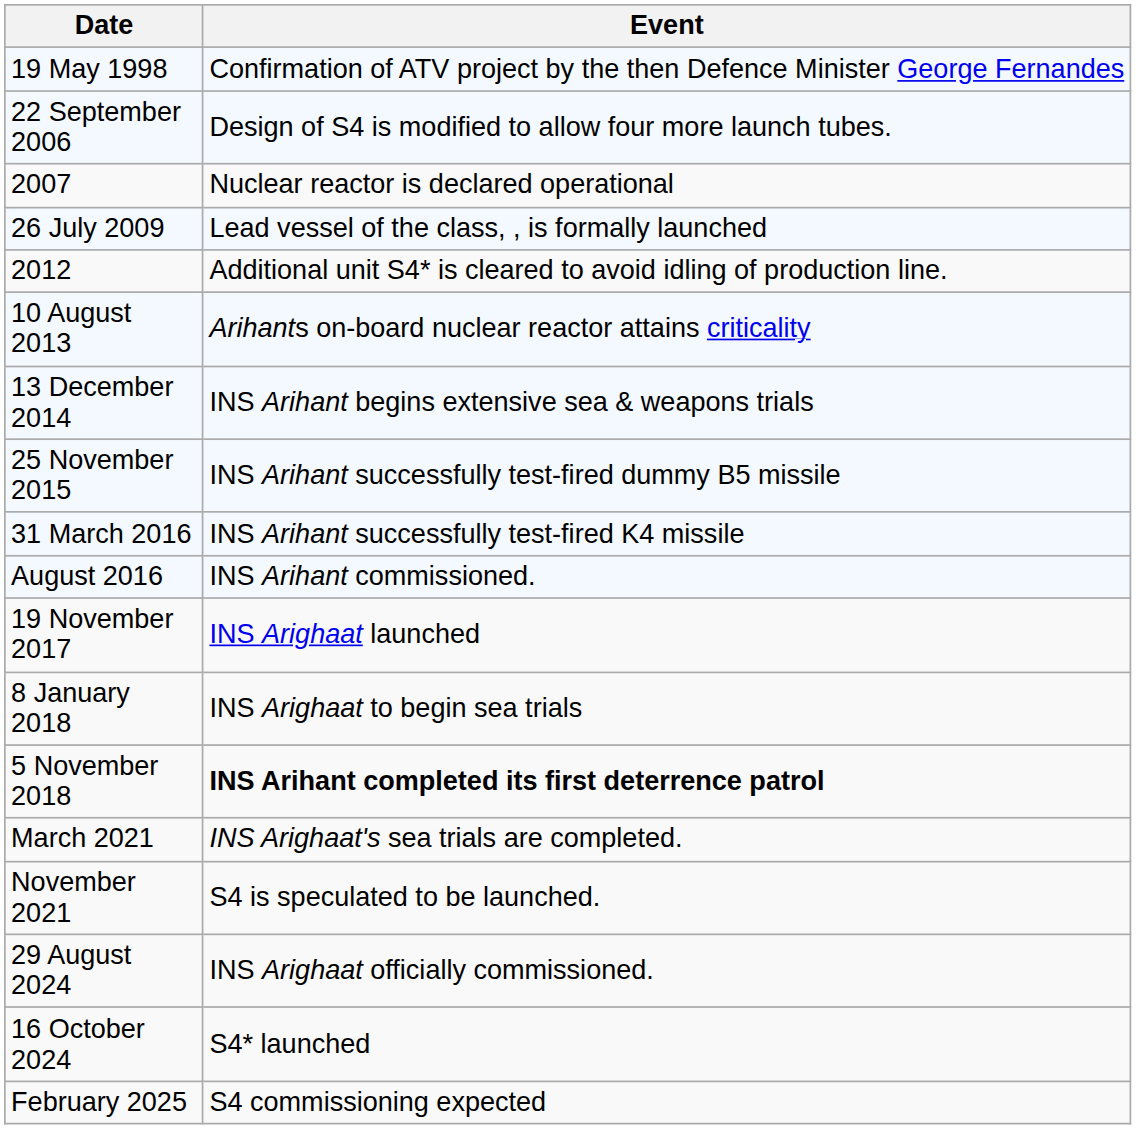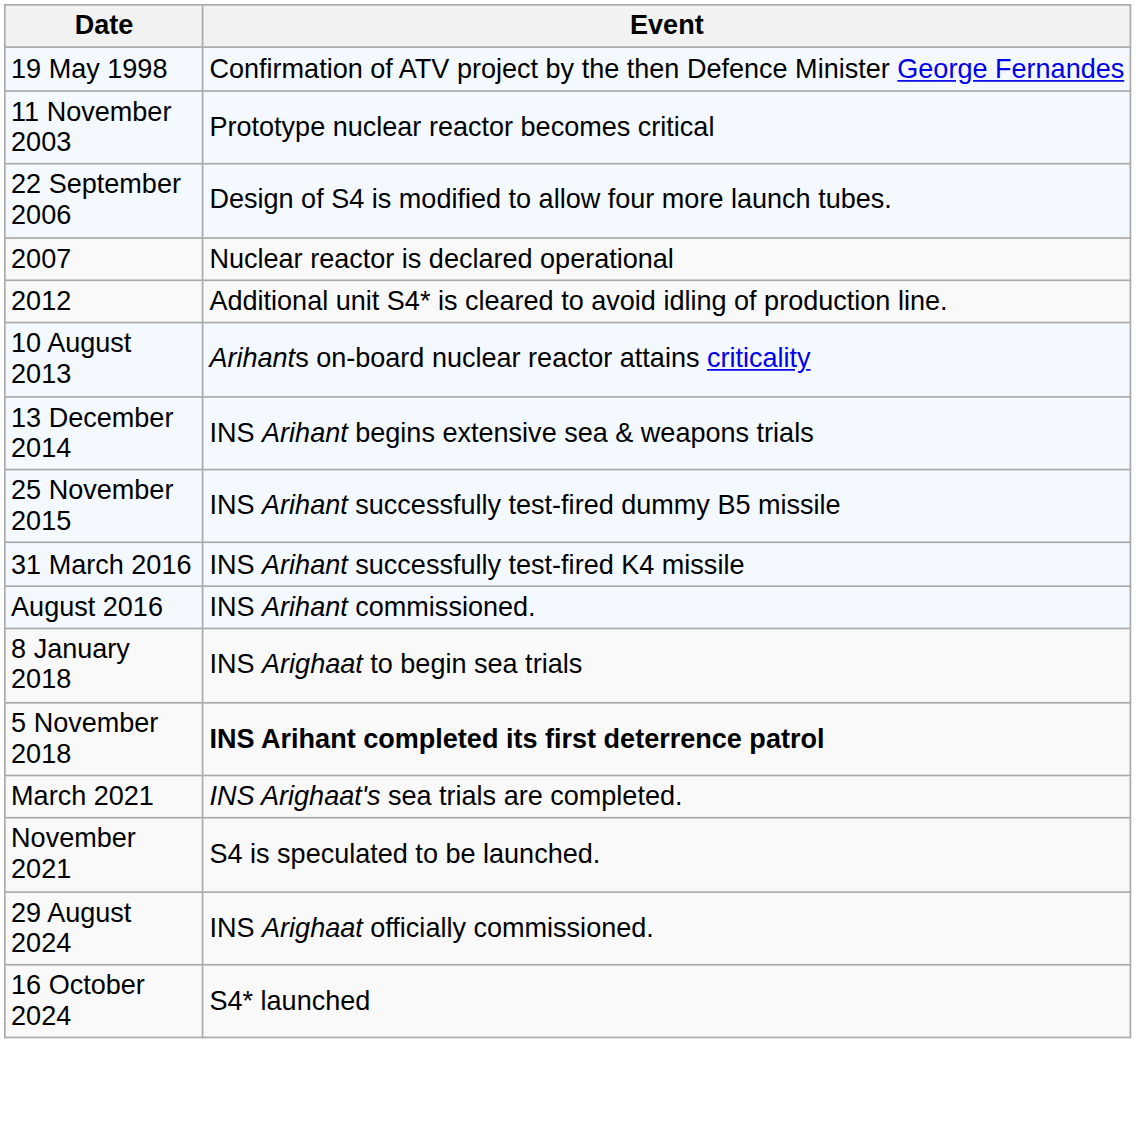+ row: (91, 126)
- row: (88, 227)
- row: (92, 634)
- row: (99, 1102)
